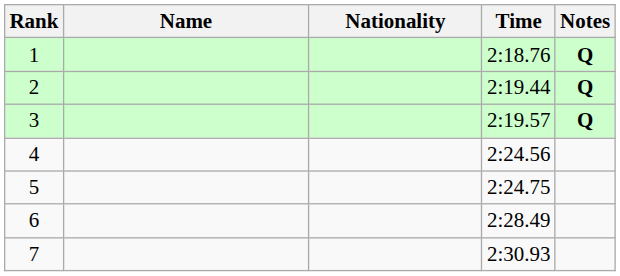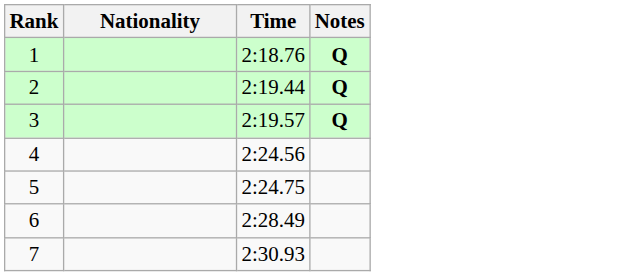- column: (186, 21)
